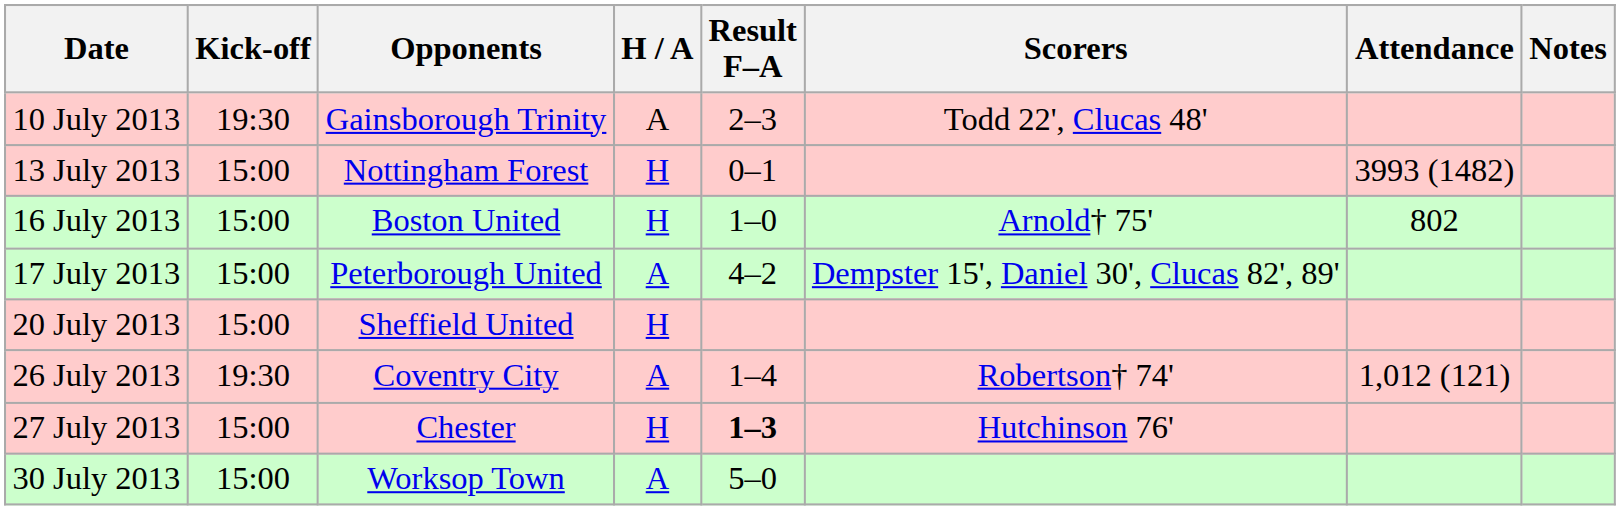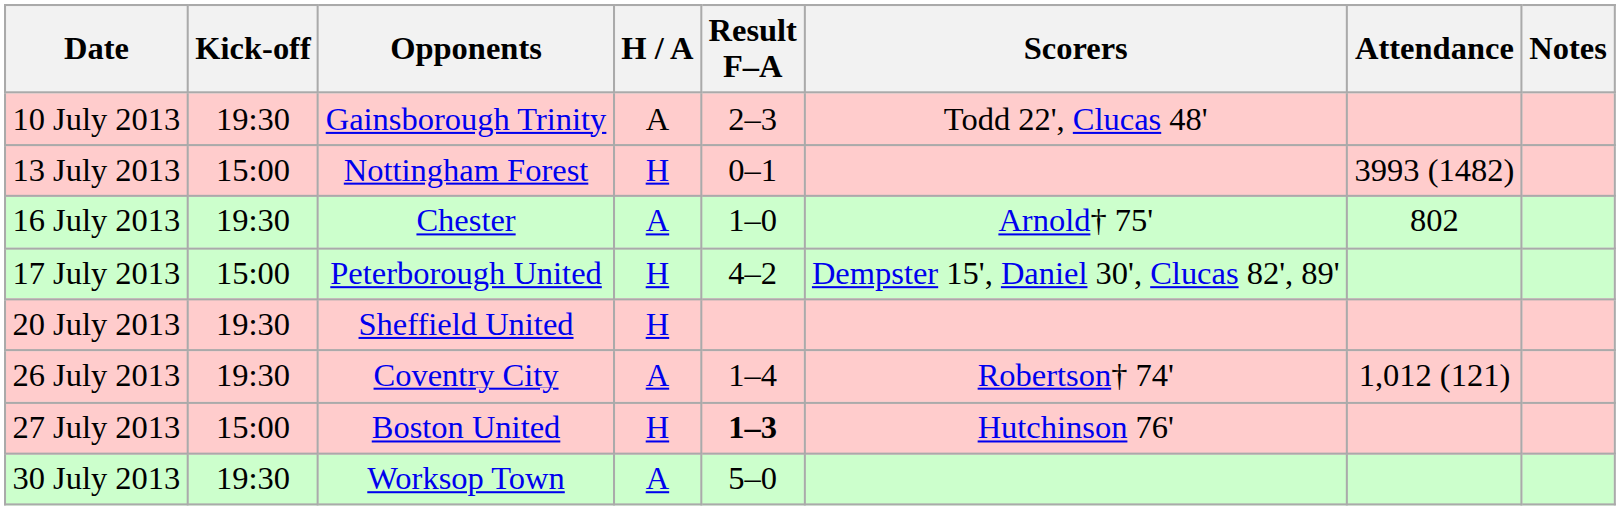(253, 221) 15:00 -> (253, 221) 19:30
(466, 221) Boston United -> (466, 221) Chester
(657, 221) H -> (657, 221) A
(657, 272) A -> (657, 272) H
(253, 324) 15:00 -> (253, 324) 19:30
(466, 427) Chester -> (466, 427) Boston United
(253, 478) 15:00 -> (253, 478) 19:30
